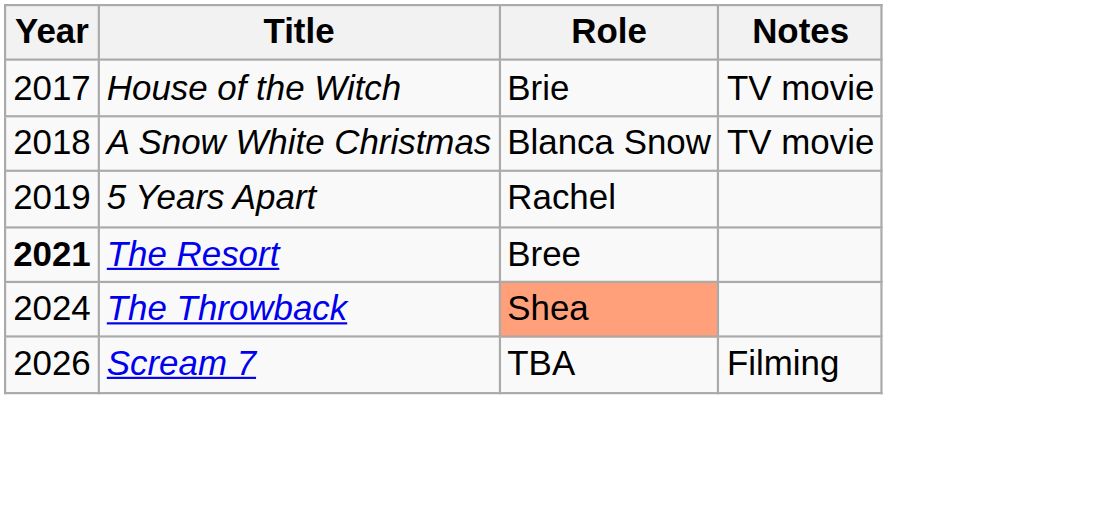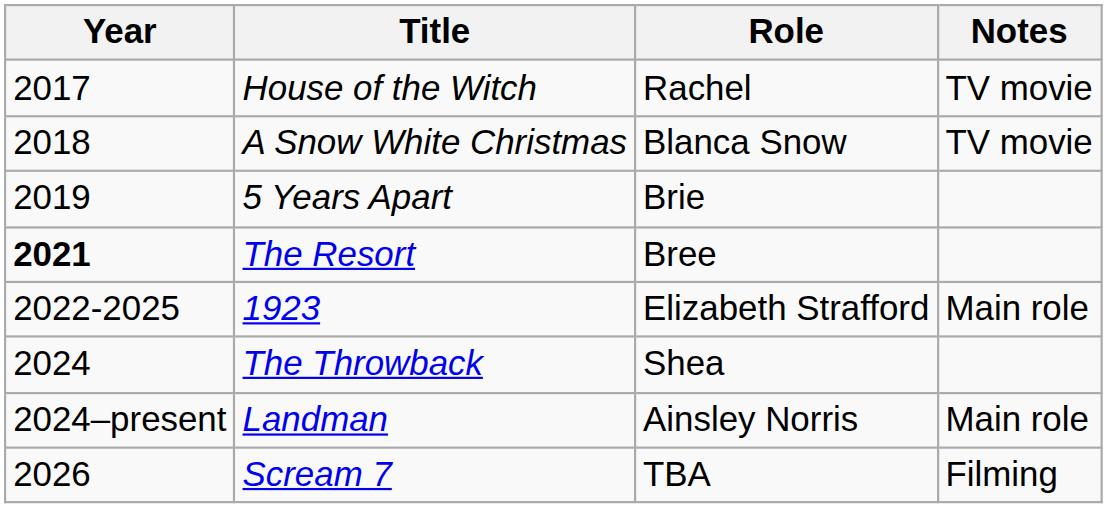(538, 87) Brie -> (697, 87) Rachel
(562, 198) Rachel -> (674, 198) Brie
+ row: (281, 308)
(548, 308) lightsalmon background -> (684, 364) no background
+ row: (315, 419)
